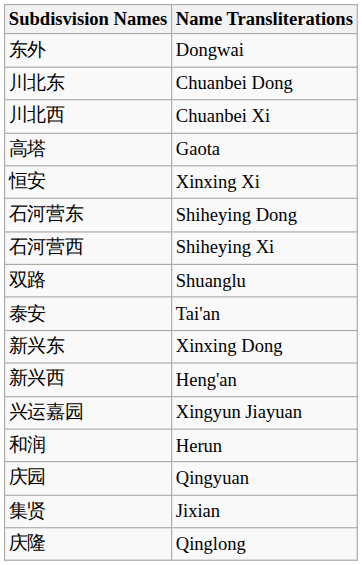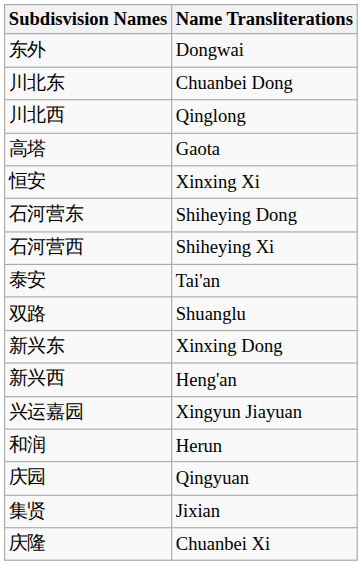(223, 116) Chuanbei Xi -> (211, 116) Qinglong
rows swapped: (27, 280) <-> (27, 313)
(211, 544) Qinglong -> (223, 544) Chuanbei Xi
